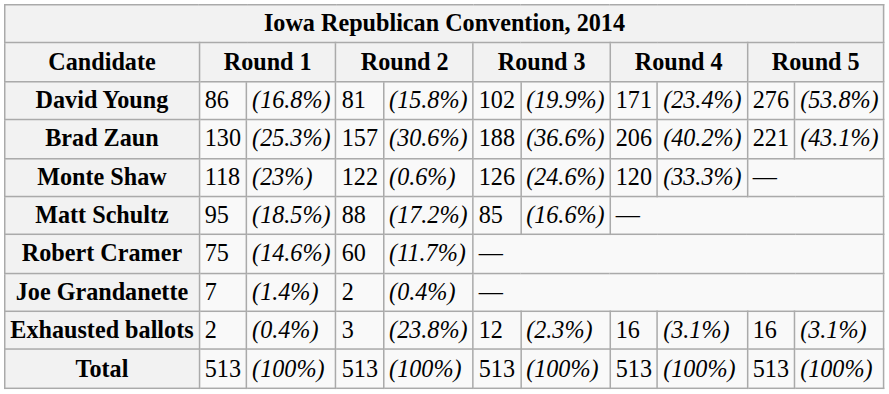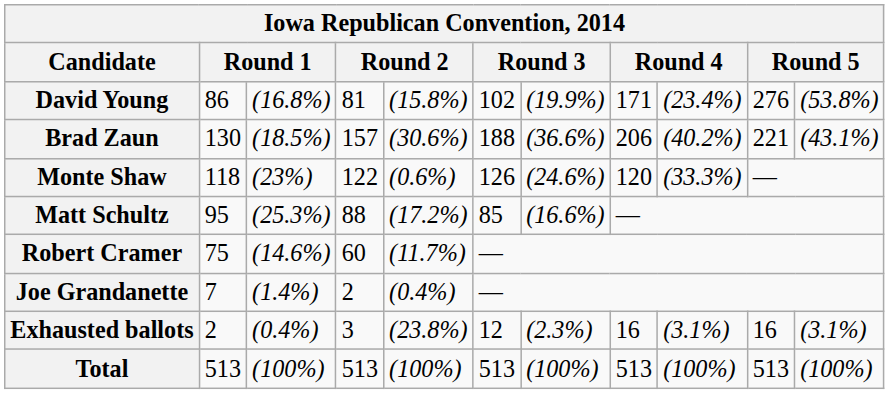(291, 138) (25.3%) -> (291, 138) (18.5%)
(291, 215) (18.5%) -> (291, 215) (25.3%)
